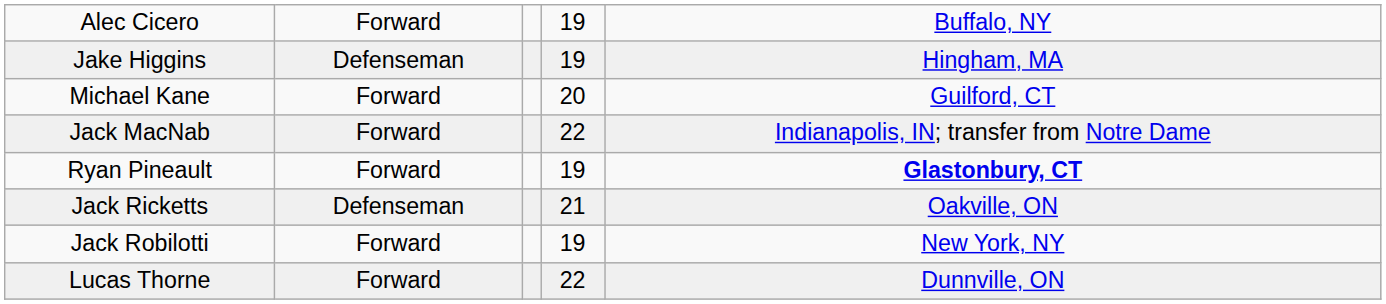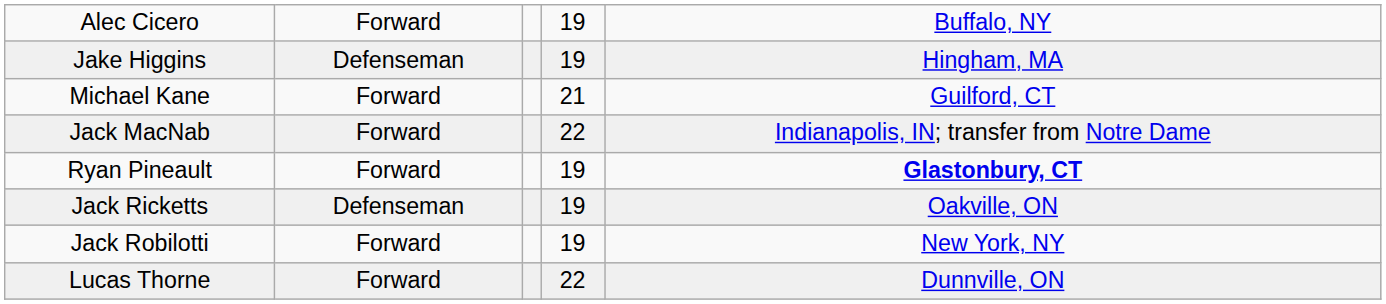(573, 96) 20 -> (573, 96) 21
(573, 206) 21 -> (573, 206) 19
